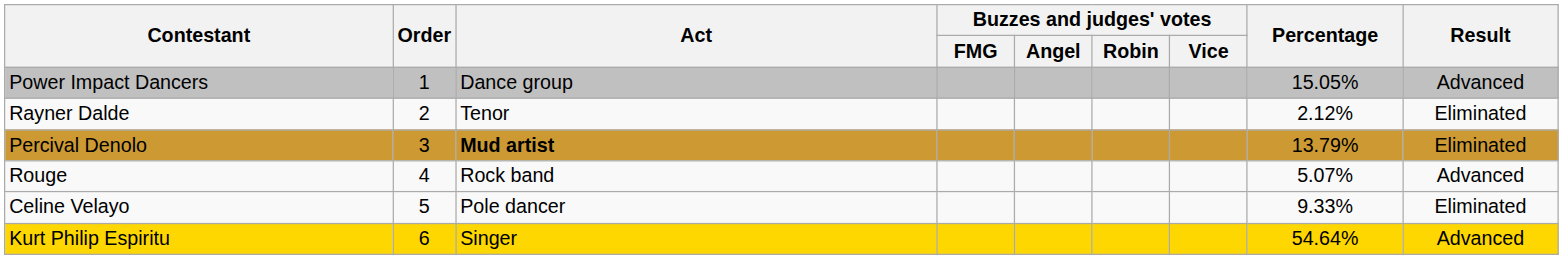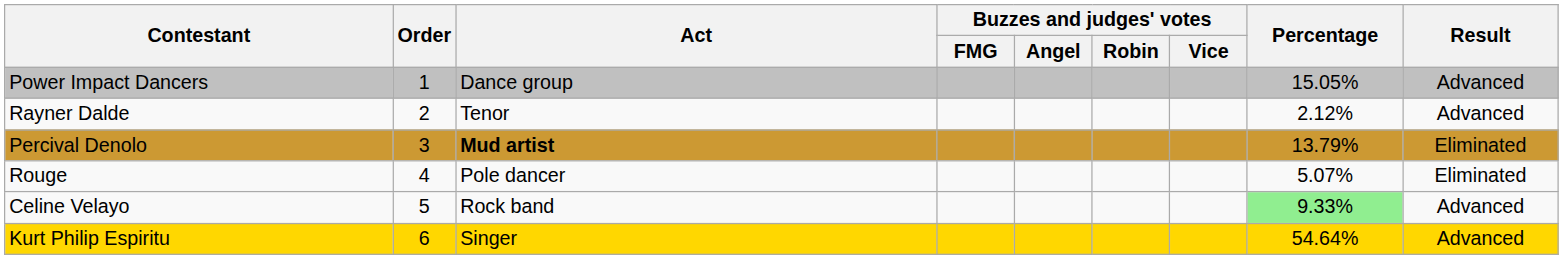(1480, 113) Eliminated -> (1480, 113) Advanced
(507, 176) Rock band -> (513, 176) Pole dancer
(1480, 176) Advanced -> (1480, 176) Eliminated
(513, 207) Pole dancer -> (507, 207) Rock band
(1325, 207) no background -> (1325, 207) lightgreen background
(1480, 207) Eliminated -> (1480, 207) Advanced
